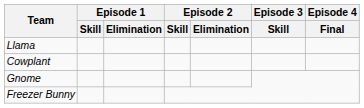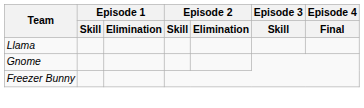- row: (28, 62)
